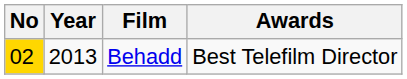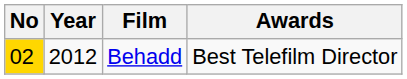(73, 56) 2013 -> (73, 56) 2012
